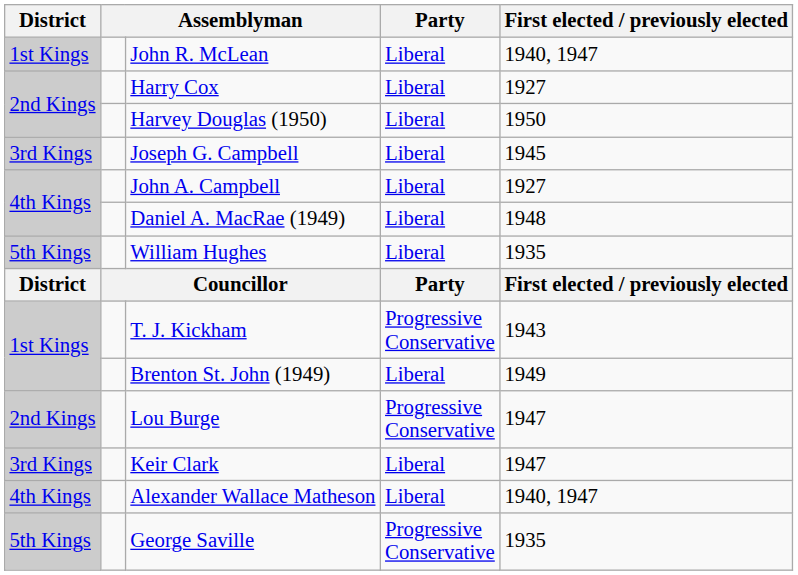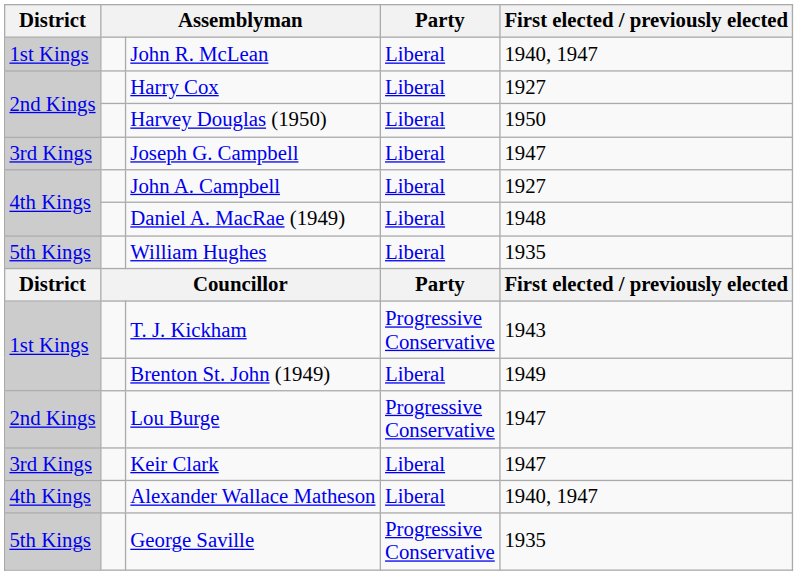(525, 152) 1945 -> (525, 152) 1947
